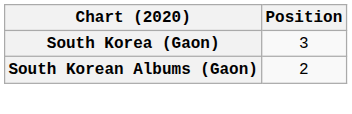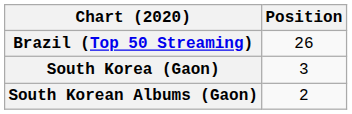+ row: (133, 44)
